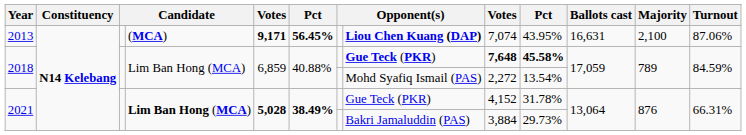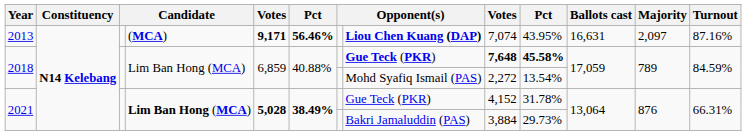(313, 36) 56.45% -> (313, 36) 56.46%
(652, 36) 2,100 -> (652, 36) 2,097
(712, 36) 87.06% -> (712, 36) 87.16%
